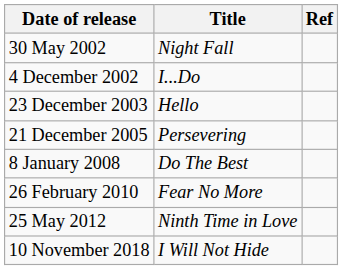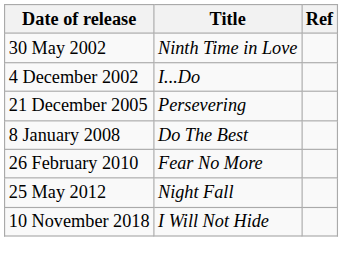(196, 47) Night Fall -> (228, 47) Ninth Time in Love
- row: (78, 105)
(228, 221) Ninth Time in Love -> (196, 192) Night Fall
